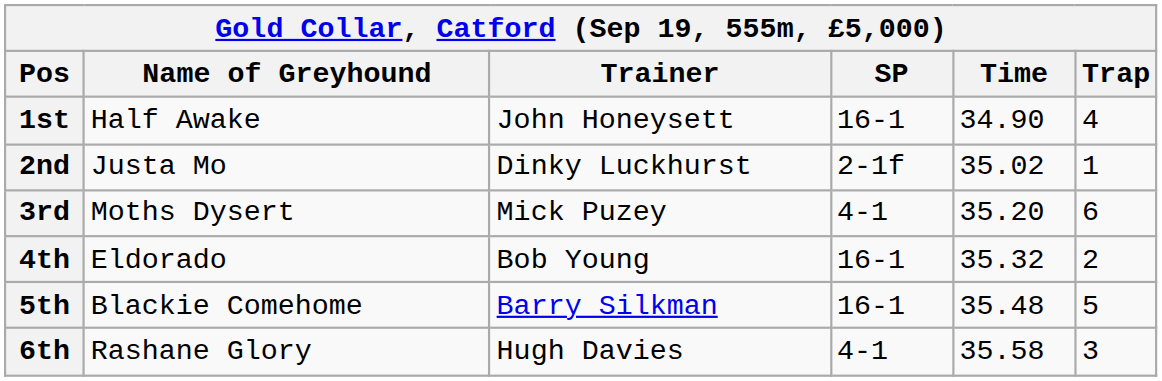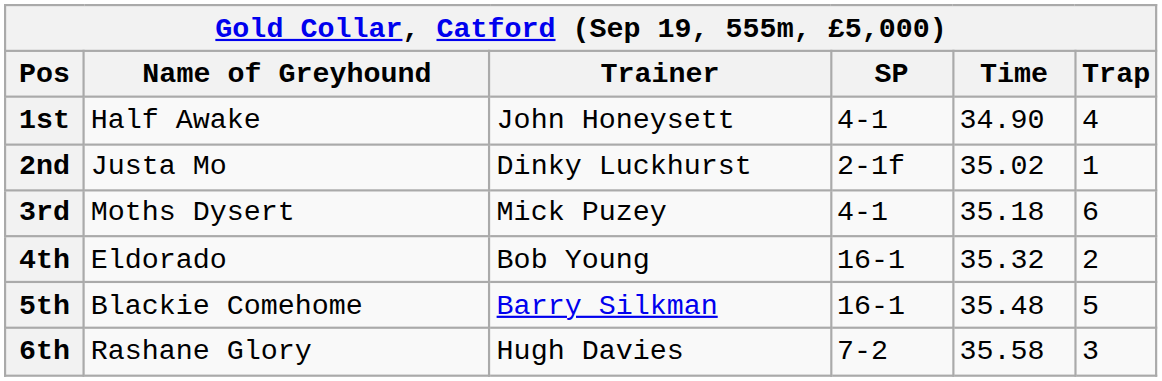(871, 121) 16-1 -> (863, 121) 4-1
(1002, 213) 35.20 -> (1002, 213) 35.18
(863, 352) 4-1 -> (863, 352) 7-2
